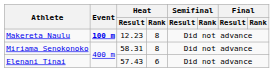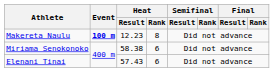(132, 48) 58.31 -> (132, 48) 58.38
(157, 48) 8 -> (157, 48) 6
